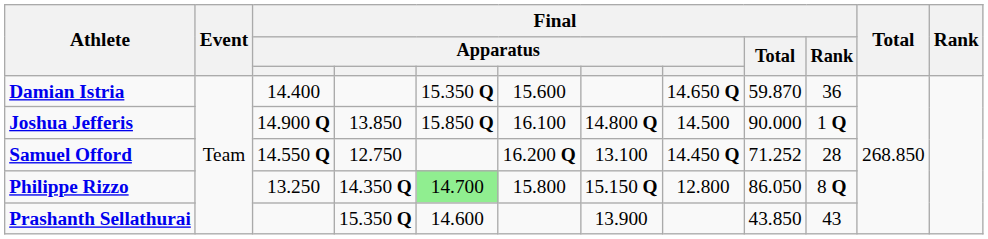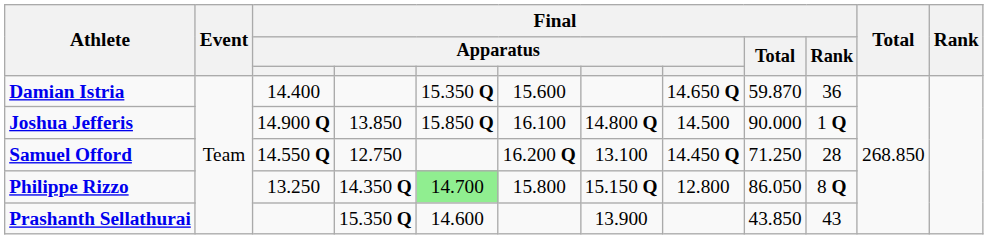(775, 155) 71.252 -> (775, 155) 71.250
